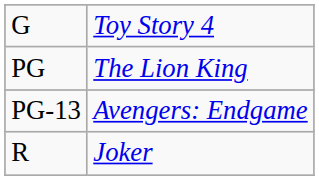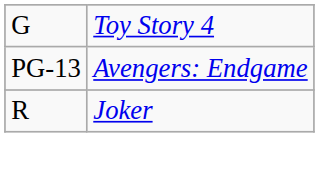- row: (28, 68)
